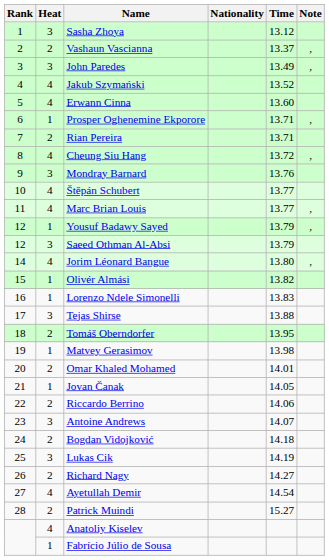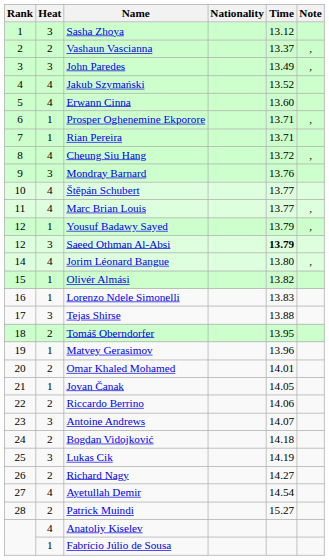(50, 137) 2 -> (50, 137) 1
(282, 244) normal -> (282, 244) bold
(282, 350) 13.98 -> (282, 350) 13.96
